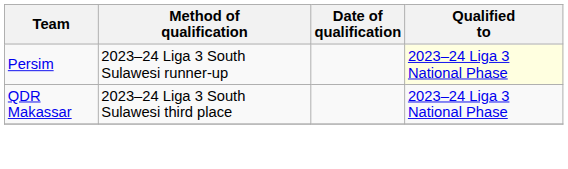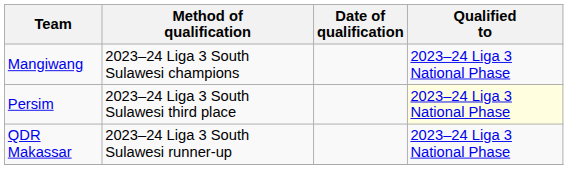+ row: (45, 64)
(173, 64) 2023–24 Liga 3 South Sulawesi runner-up -> (177, 104) 2023–24 Liga 3 South Sulawesi third place
(173, 104) 2023–24 Liga 3 South Sulawesi third place -> (177, 144) 2023–24 Liga 3 South Sulawesi runner-up
